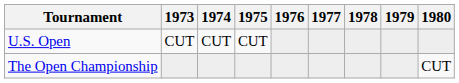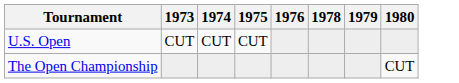- column: (326, 16)
